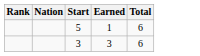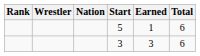+ column: (53, 12)
